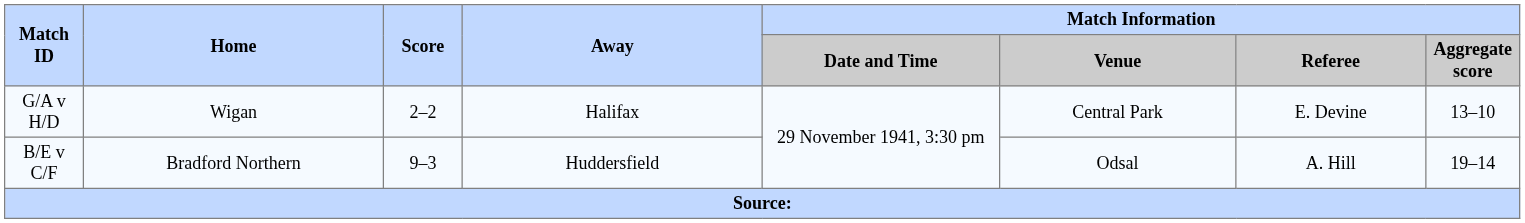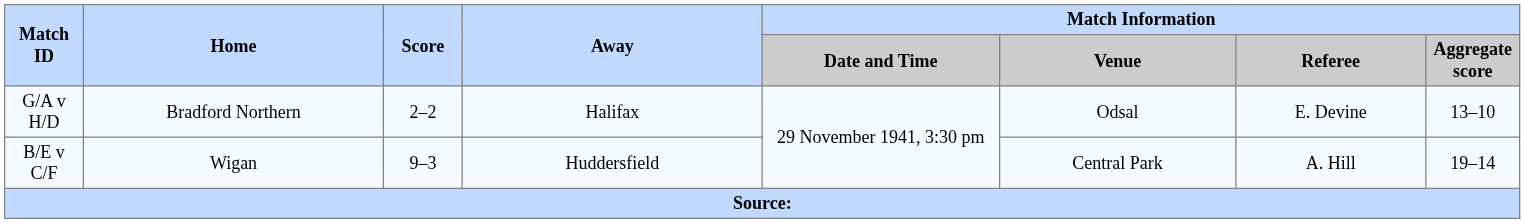(234, 111) Wigan -> (234, 111) Bradford Northern
(1118, 111) Central Park -> (1118, 111) Odsal
(234, 162) Bradford Northern -> (234, 162) Wigan
(1118, 162) Odsal -> (1118, 162) Central Park
